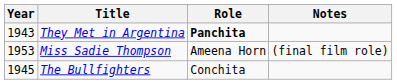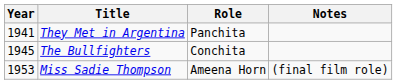(21, 32) 1943 -> (21, 32) 1941
(218, 32) bold -> (218, 32) normal
rows swapped: (95, 70) <-> (106, 51)
